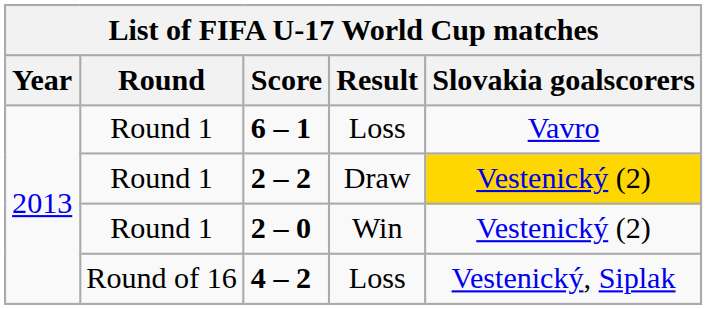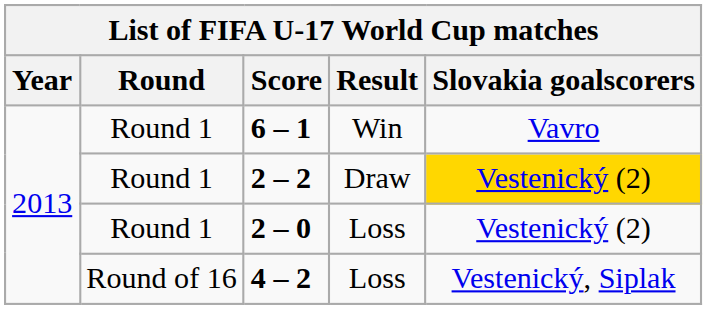(377, 128) Loss -> (377, 128) Win
(377, 228) Win -> (377, 228) Loss
